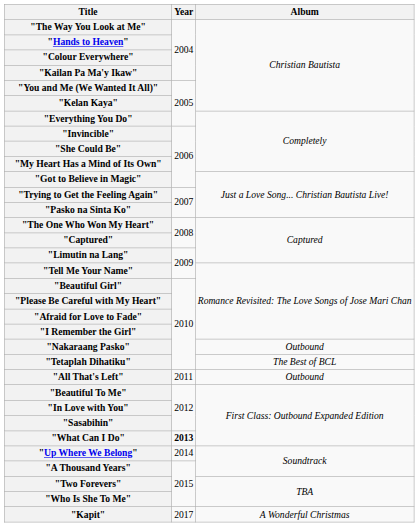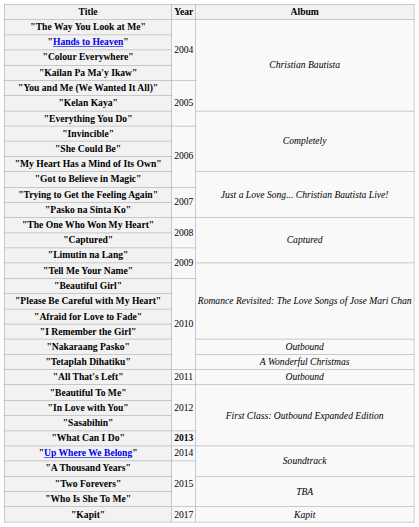(305, 362) The Best of BCL -> (305, 362) A Wonderful Christmas
(305, 514) A Wonderful Christmas -> (305, 514) Kapit
